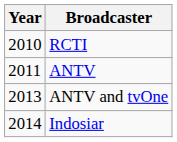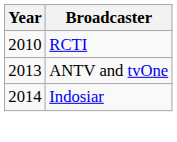- row: (72, 70)
